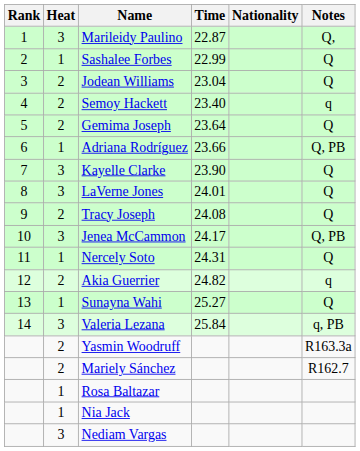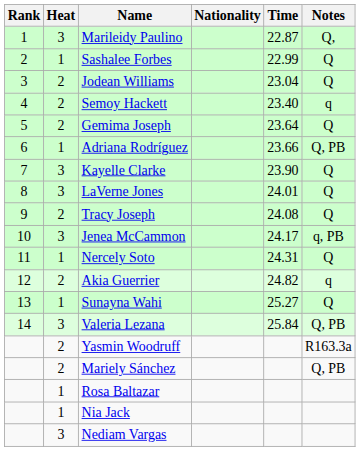columns swapped: (265, 15) <-> (210, 15)
(328, 236) Q, PB -> (328, 236) q, PB
(328, 324) q, PB -> (328, 324) Q, PB
(328, 368) R162.7 -> (328, 368) Q, PB
